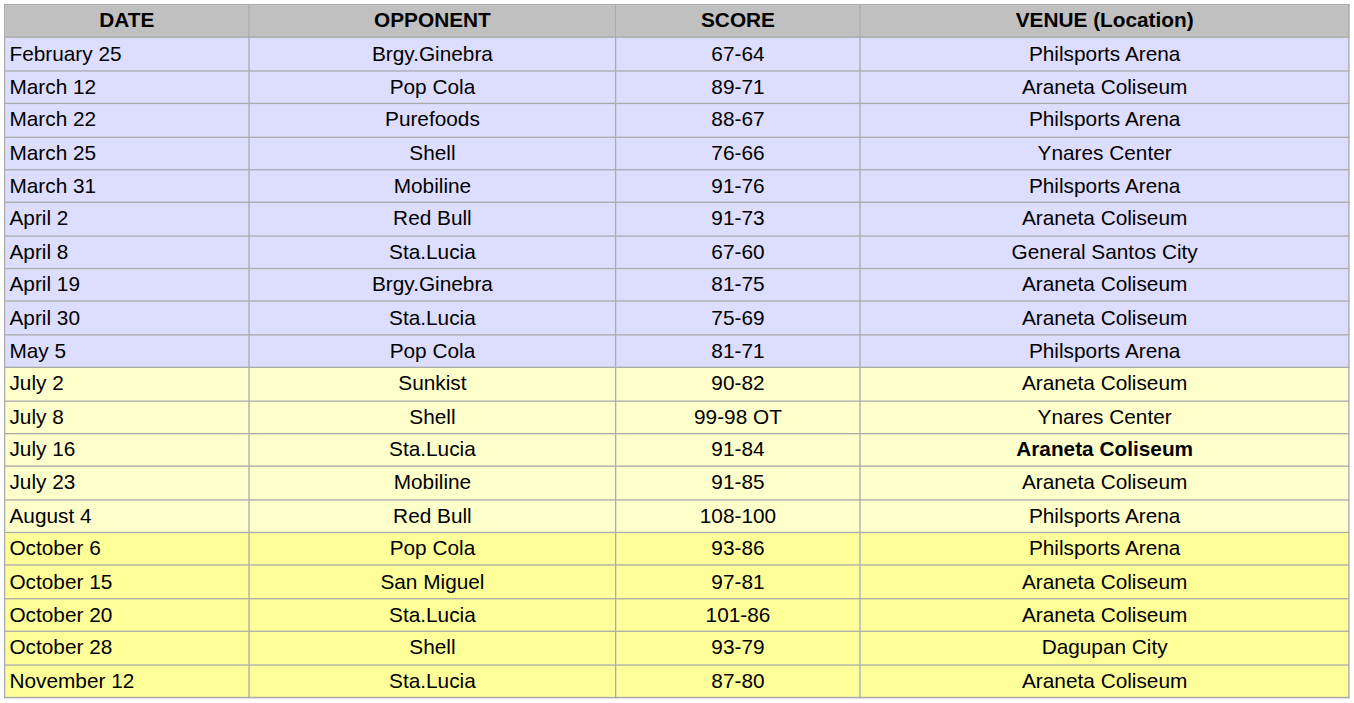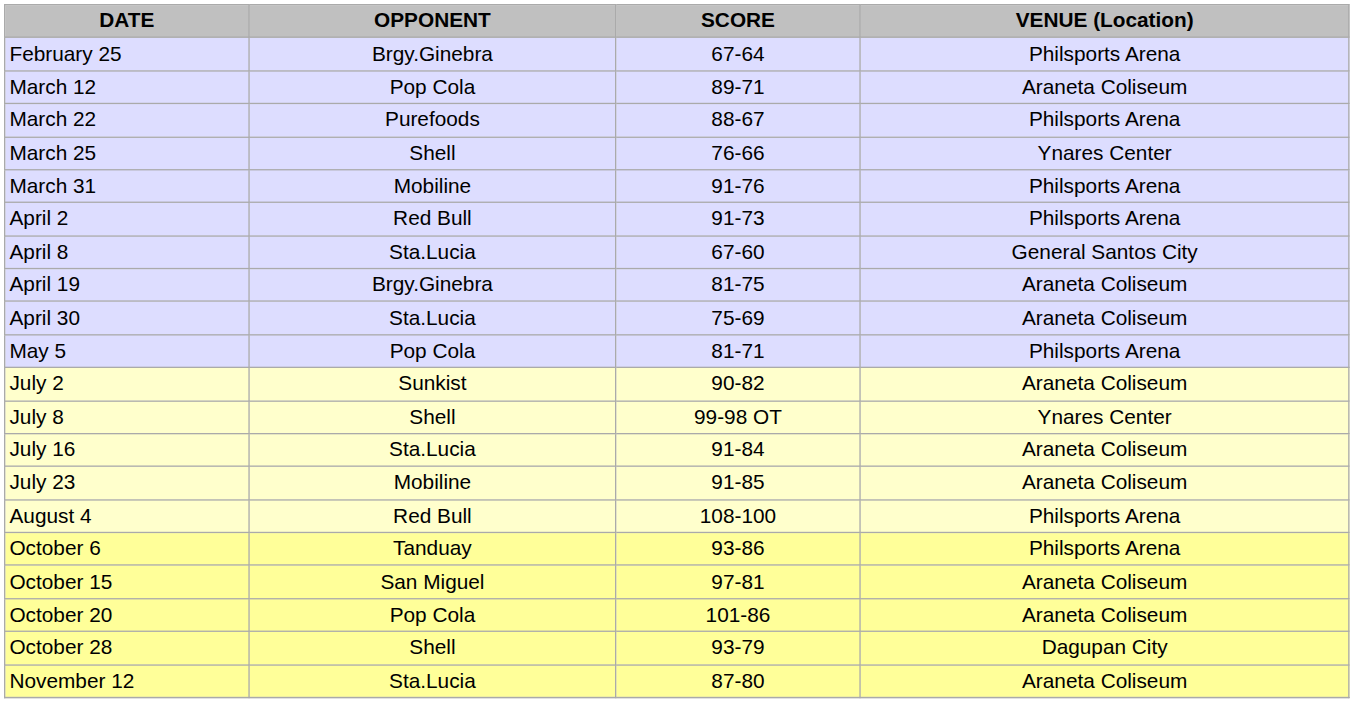(1105, 218) Araneta Coliseum -> (1105, 218) Philsports Arena
(1105, 449) bold -> (1105, 449) normal
(432, 548) Pop Cola -> (432, 548) Tanduay
(432, 614) Sta.Lucia -> (432, 614) Pop Cola
